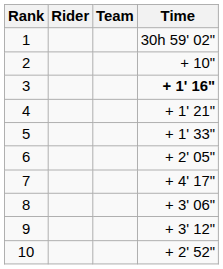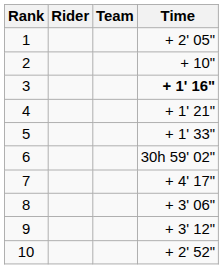(178, 39) 30h 59' 02" -> (190, 39) + 2' 05"
(190, 157) + 2' 05" -> (178, 157) 30h 59' 02"
